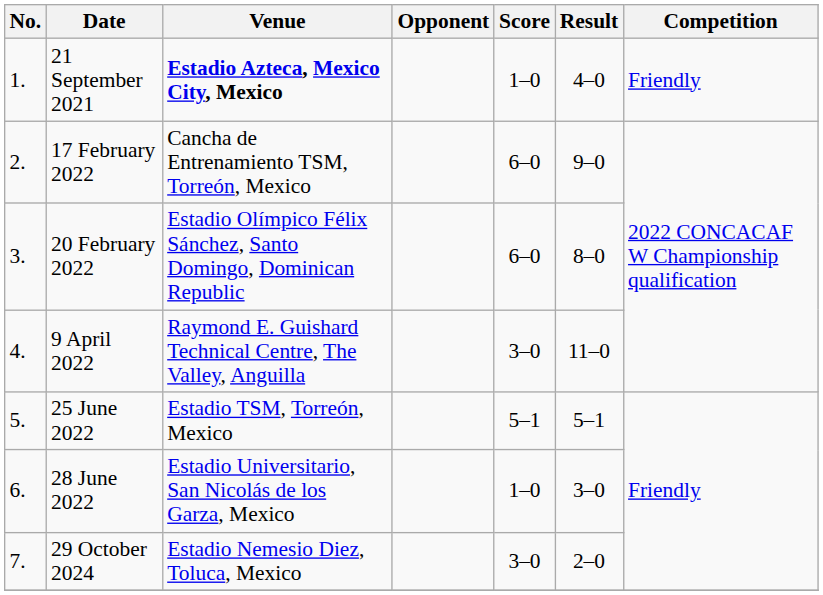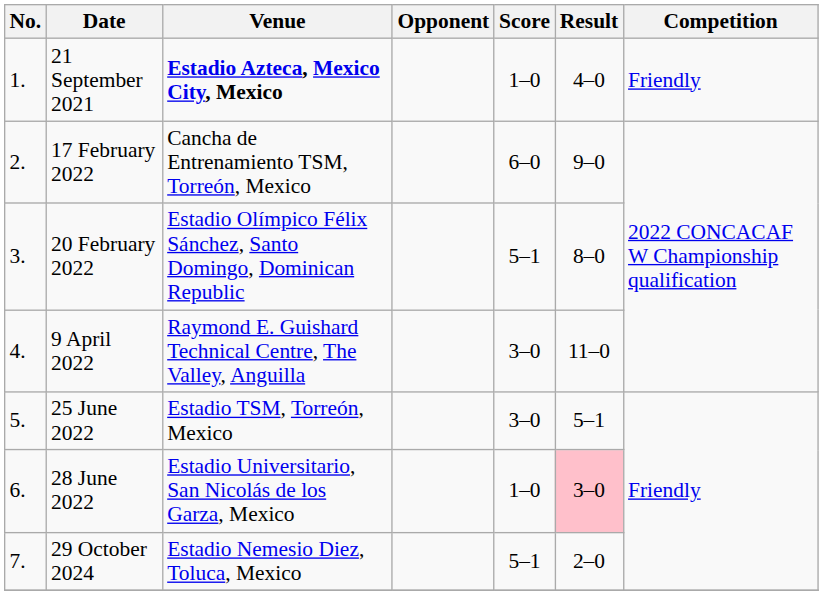(524, 256) 6–0 -> (524, 256) 5–1
(524, 420) 5–1 -> (524, 420) 3–0
(589, 490) no background -> (589, 490) pink background
(524, 561) 3–0 -> (524, 561) 5–1
